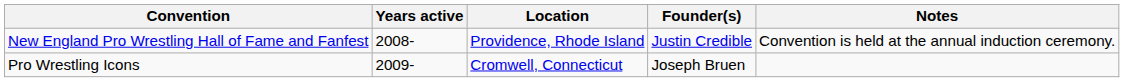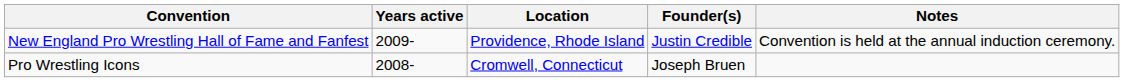(395, 40) 2008- -> (395, 40) 2009-
(395, 64) 2009- -> (395, 64) 2008-
